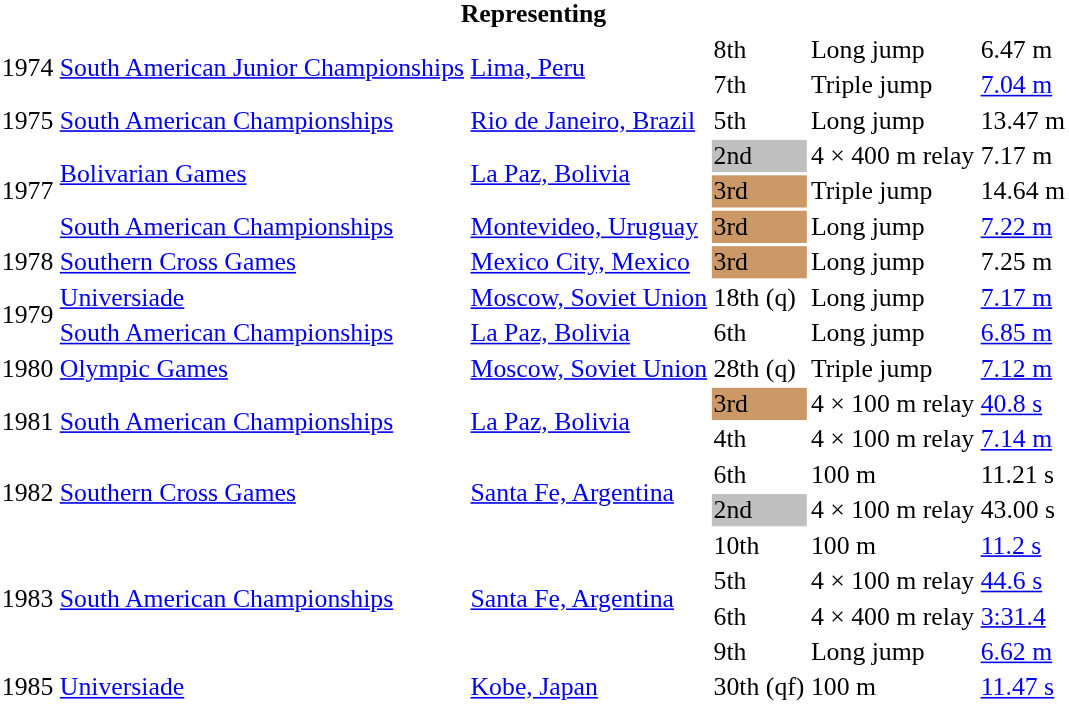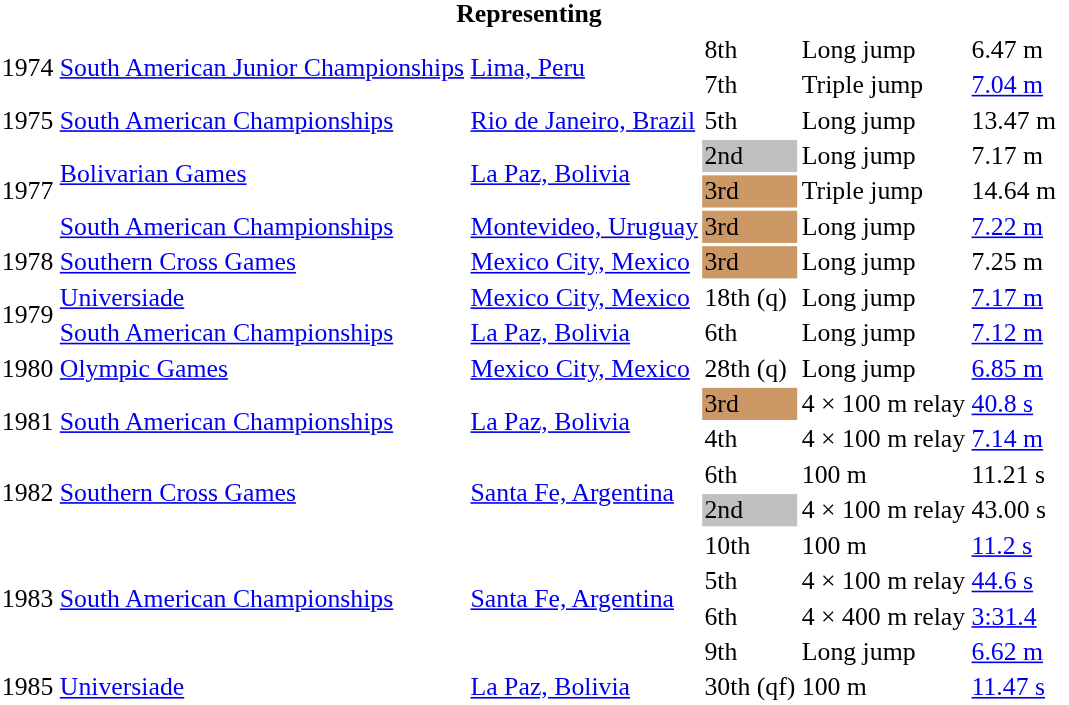(893, 155) 4 × 400 m relay -> (859, 155) Long jump
(589, 297) Moscow, Soviet Union -> (580, 297) Mexico City, Mexico
(1016, 332) 6.85 m -> (1007, 332) 7.12 m
(589, 368) Moscow, Soviet Union -> (580, 368) Mexico City, Mexico
(872, 368) Triple jump -> (859, 368) Long jump
(1016, 368) 7.12 m -> (1007, 368) 6.85 m
(534, 686) Kobe, Japan -> (550, 686) La Paz, Bolivia
